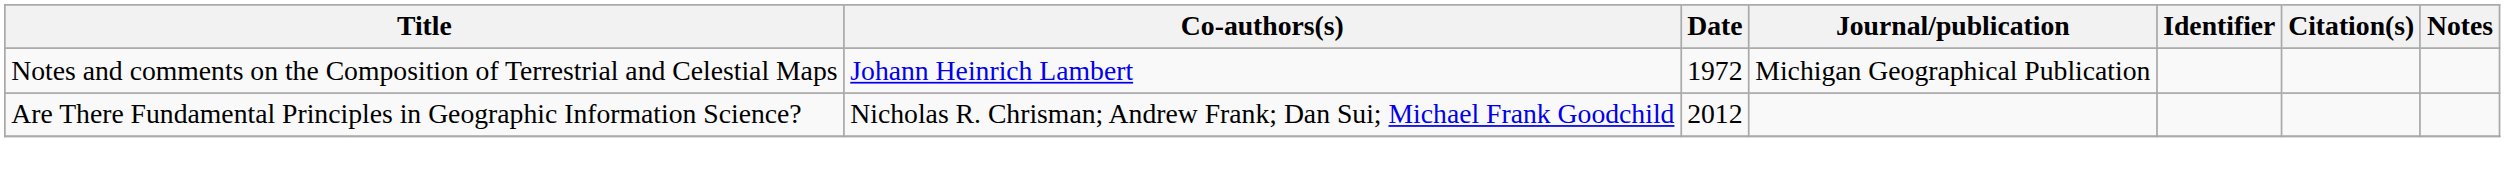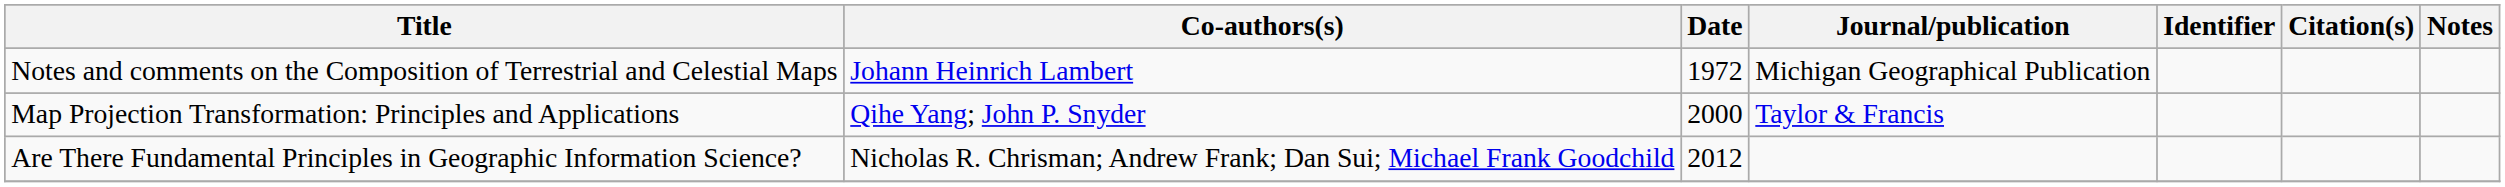+ row: (345, 114)
